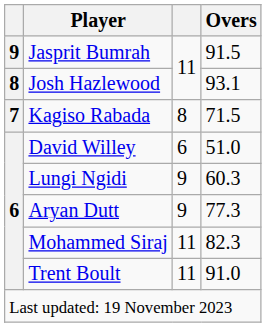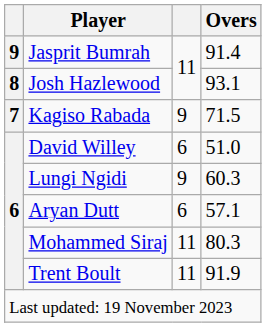(223, 52) 91.5 -> (223, 52) 91.4
(182, 115) 8 -> (182, 115) 9
(182, 210) 9 -> (182, 210) 6
(223, 210) 77.3 -> (223, 210) 57.1
(223, 242) 82.3 -> (223, 242) 80.3
(223, 274) 91.0 -> (223, 274) 91.9
